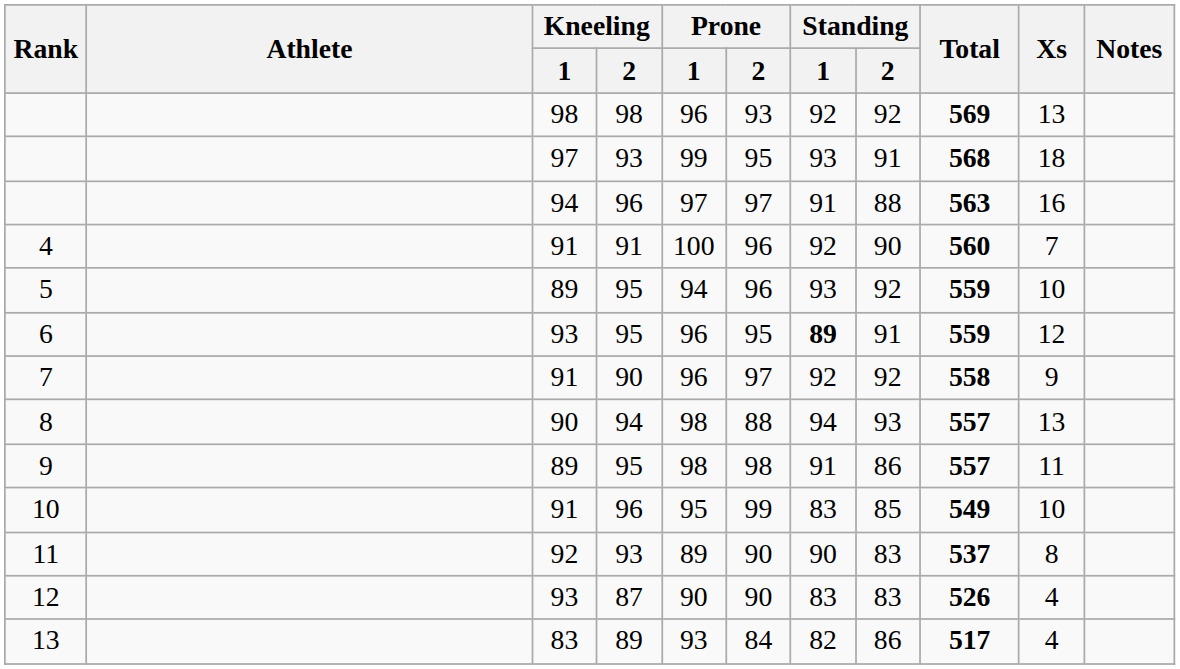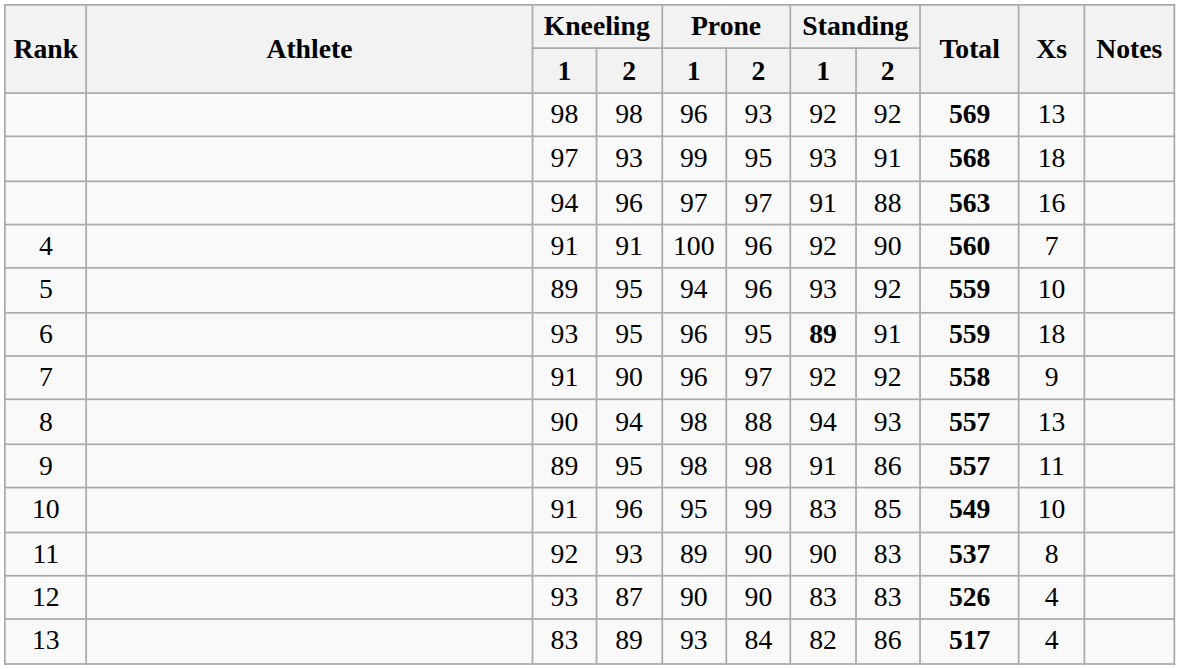(1052, 333) 12 -> (1052, 333) 18
